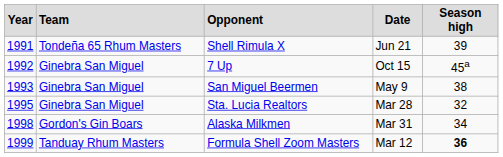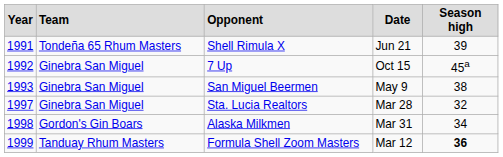(20, 105) 1995 -> (20, 105) 1997
